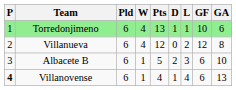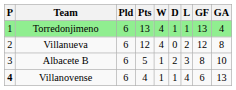columns swapped: (160, 12) <-> (143, 12)
(202, 28) 10 -> (202, 28) 13
(222, 28) 6 -> (222, 28) 4
(202, 61) 6 -> (202, 61) 8
